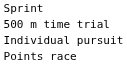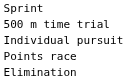+ row: (40, 73)
